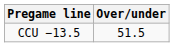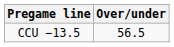(131, 33) 51.5 -> (131, 33) 56.5
